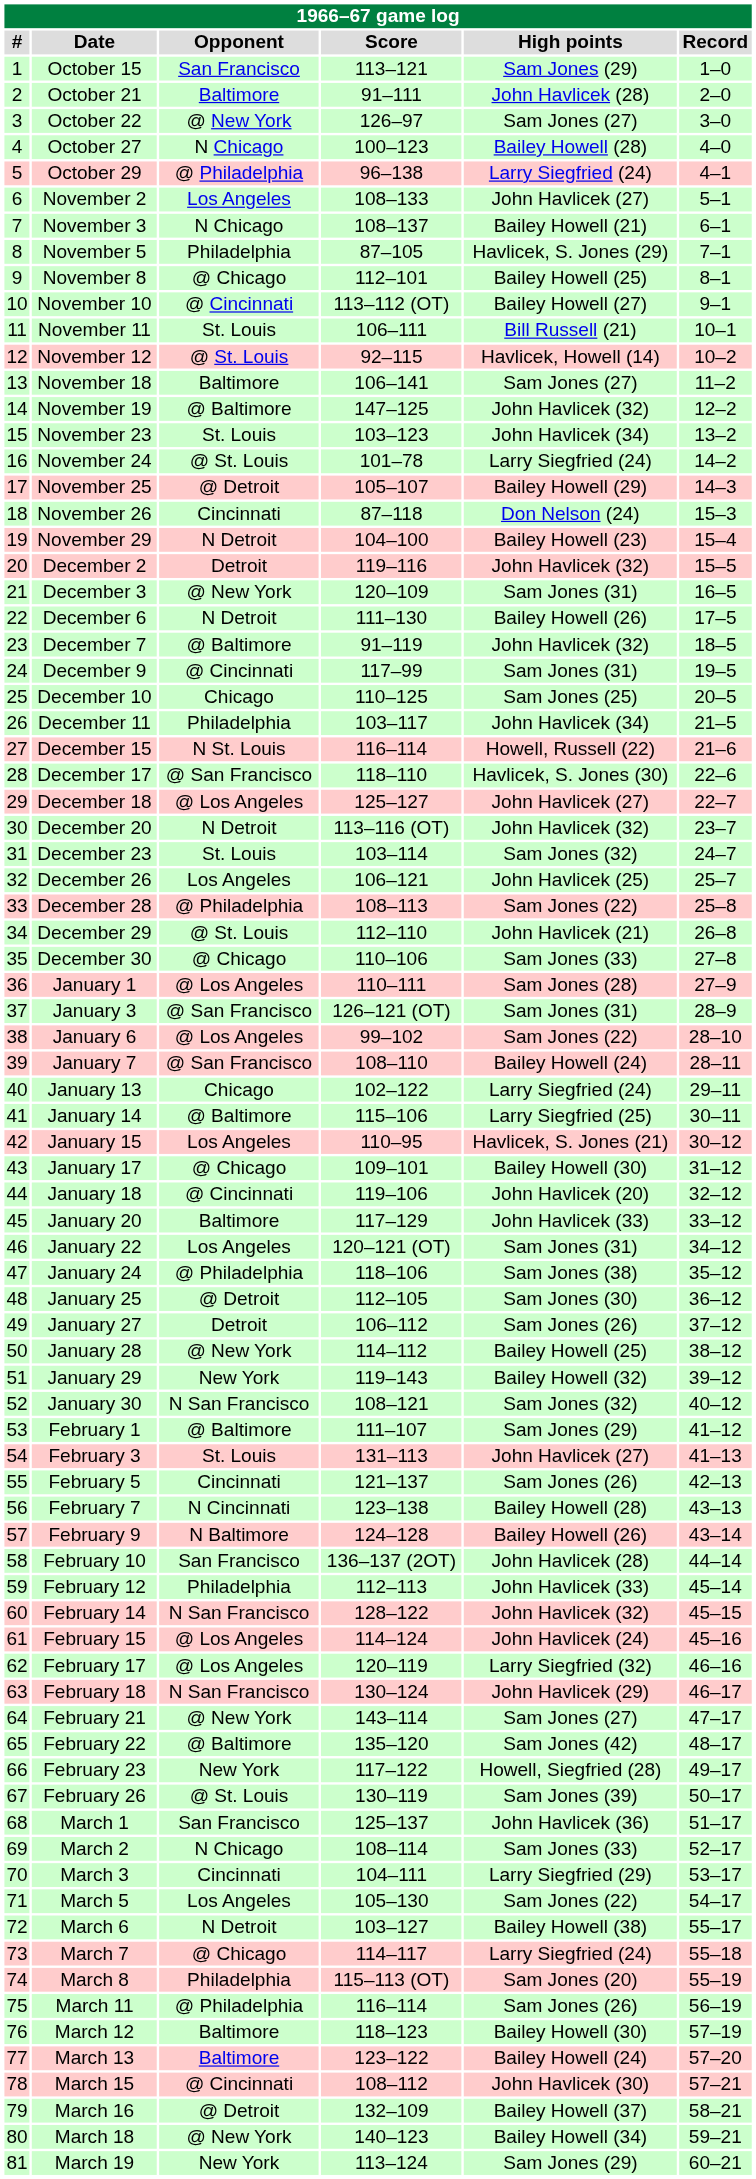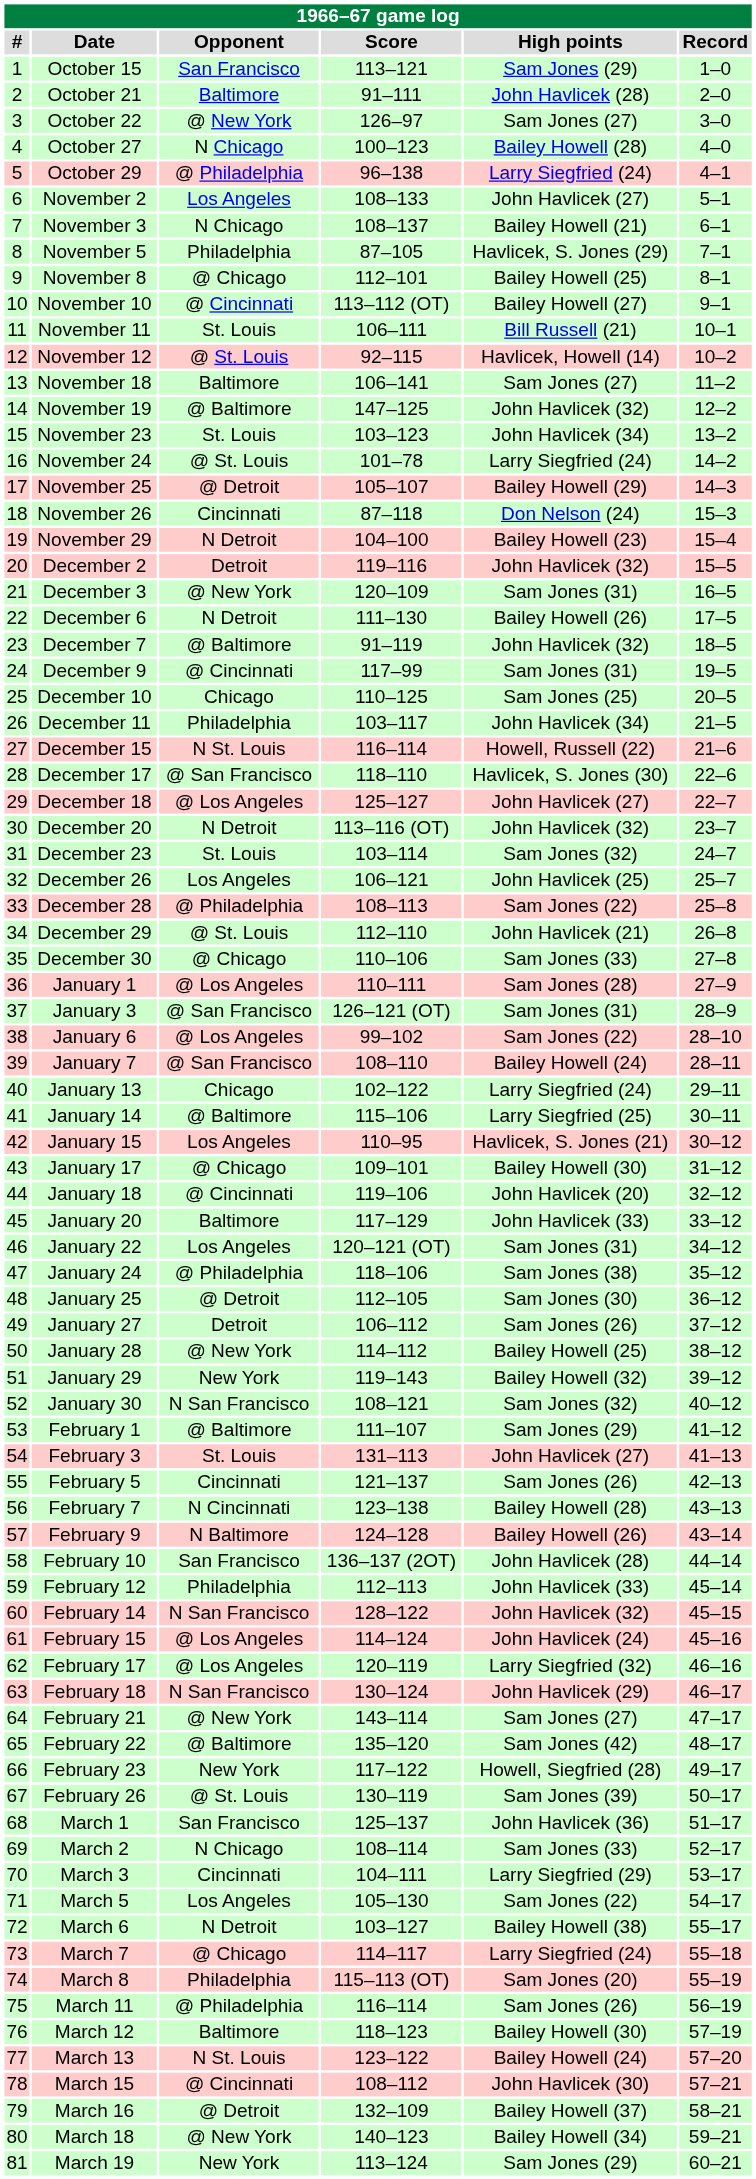(239, 2058) Baltimore -> (239, 2058) N St. Louis
